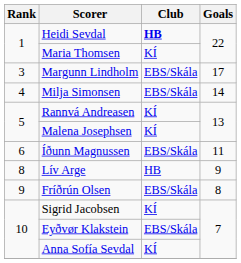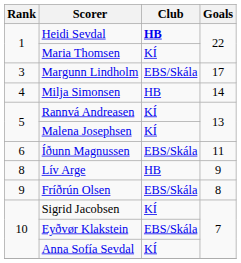(171, 92) EBS/Skála -> (153, 92) HB
